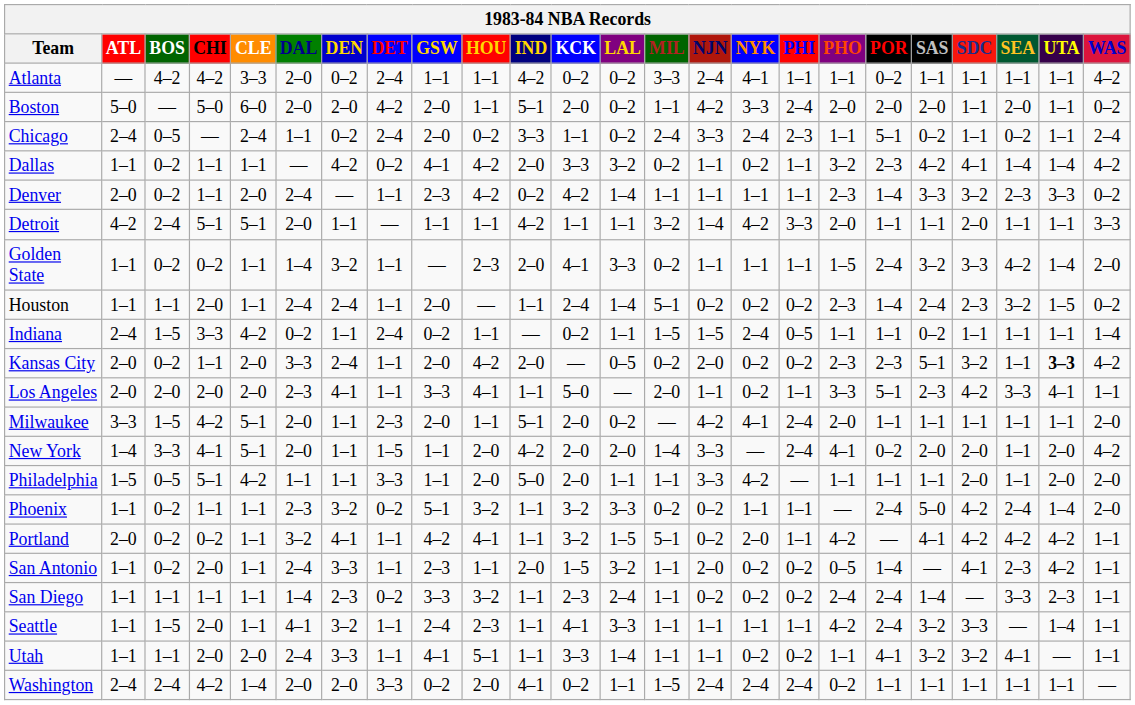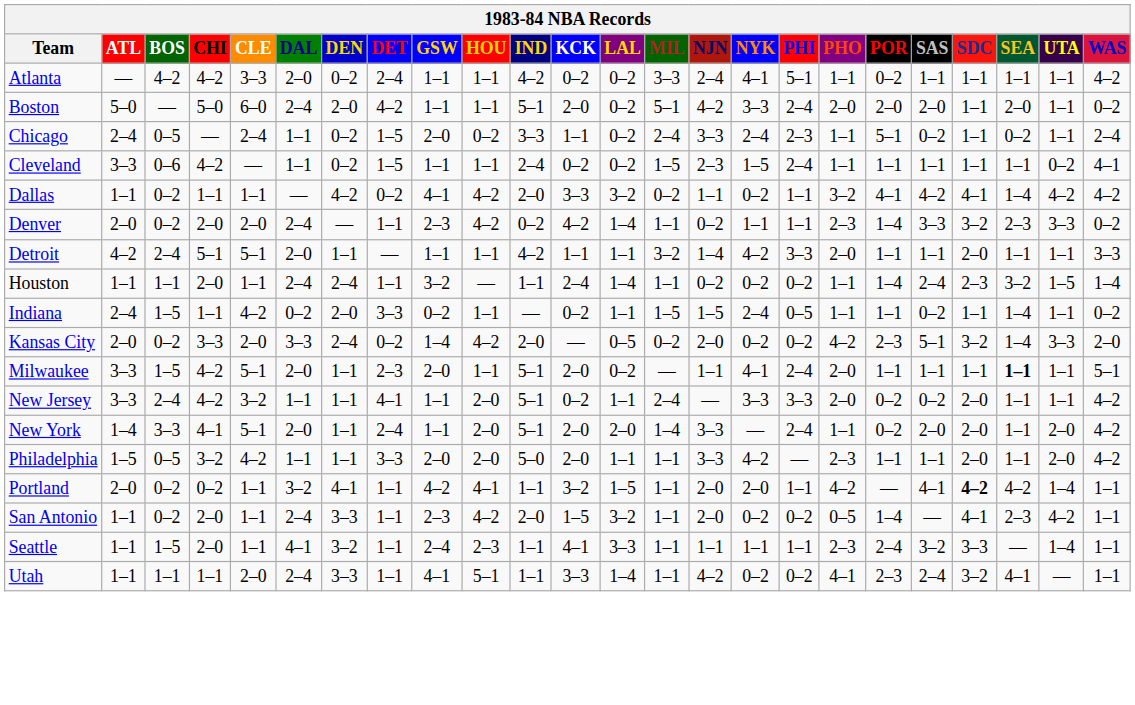(799, 77) 1–1 -> (799, 77) 5–1
(299, 107) 2–0 -> (299, 107) 2–4
(437, 107) 2–0 -> (437, 107) 1–1
(667, 107) 1–1 -> (667, 107) 5–1
(390, 136) 2–4 -> (390, 136) 1–5
+ row: (45, 165)
(889, 165) 2–3 -> (889, 195) 4–1
(1062, 165) 1–4 -> (1062, 195) 4–2
(210, 195) 1–1 -> (210, 224) 2–0
(710, 195) 1–1 -> (710, 224) 0–2
- row: (35, 264)
(437, 304) 2–0 -> (437, 283) 3–2
(667, 304) 5–1 -> (667, 283) 1–1
(843, 304) 2–3 -> (843, 283) 1–1
(1107, 304) 0–2 -> (1107, 283) 1–4
(210, 333) 3–3 -> (210, 312) 1–1
(344, 333) 1–1 -> (344, 312) 2–0
(390, 333) 2–4 -> (390, 312) 3–3
(1018, 333) 1–1 -> (1018, 312) 1–4
(1107, 333) 1–4 -> (1107, 312) 0–2
(210, 362) 1–1 -> (210, 341) 3–3
(390, 362) 1–1 -> (390, 341) 0–2
(437, 362) 2–0 -> (437, 341) 1–4
(843, 362) 2–3 -> (843, 341) 4–2
(1018, 362) 1–1 -> (1018, 341) 1–4
(1062, 362) bold -> (1062, 341) normal
(1107, 362) 4–2 -> (1107, 341) 2–0
- row: (53, 392)
(710, 421) 4–2 -> (710, 371) 1–1
(1018, 421) normal -> (1018, 371) bold
(1107, 421) 2–0 -> (1107, 371) 5–1
+ row: (50, 400)
(390, 450) 1–5 -> (390, 429) 2–4
(531, 450) 4–2 -> (531, 429) 5–1
(843, 450) 4–1 -> (843, 429) 1–1
(210, 480) 5–1 -> (210, 459) 3–2
(437, 480) 1–1 -> (437, 459) 2–0
(843, 480) 1–1 -> (843, 459) 2–3
(1107, 480) 2–0 -> (1107, 459) 4–2
- row: (38, 509)
(667, 538) 5–1 -> (667, 488) 1–1
(710, 538) 0–2 -> (710, 488) 2–0
(975, 538) normal -> (975, 488) bold
(1062, 538) 4–2 -> (1062, 488) 1–4
(486, 568) 1–1 -> (486, 517) 4–2
- row: (46, 597)
(843, 626) 4–2 -> (843, 547) 2–3
(210, 656) 2–0 -> (210, 576) 1–1
(710, 656) 1–1 -> (710, 576) 4–2
(843, 656) 1–1 -> (843, 576) 4–1
(889, 656) 4–1 -> (889, 576) 2–3
(932, 656) 3–2 -> (932, 576) 2–4
- row: (51, 685)
